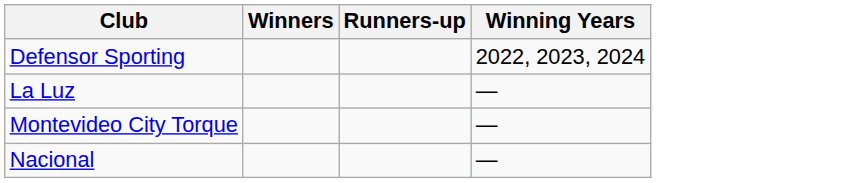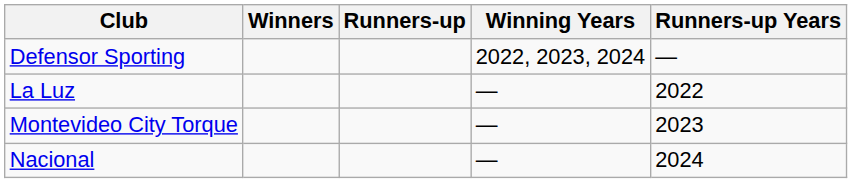+ column: (748, 21)
